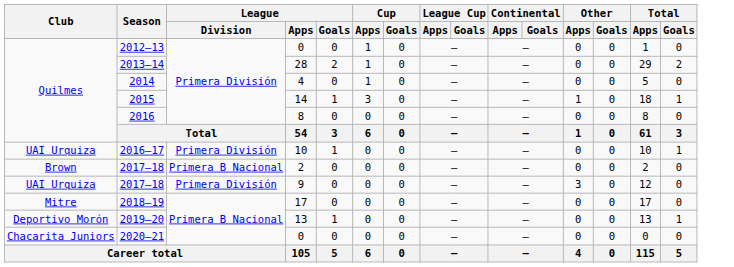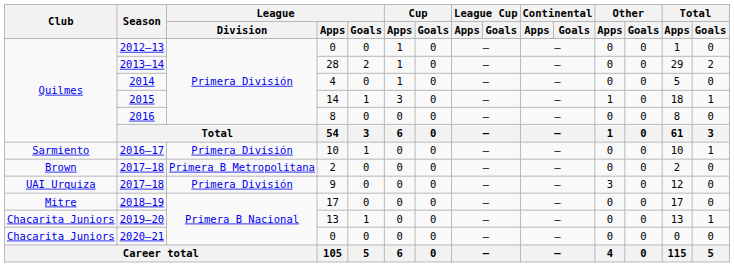(61, 150) UAI Urquiza -> (61, 150) Sarmiento
(226, 167) Primera B Nacional -> (242, 167) Primera B Metropolitana
(61, 219) Deportivo Morón -> (61, 219) Chacarita Juniors
